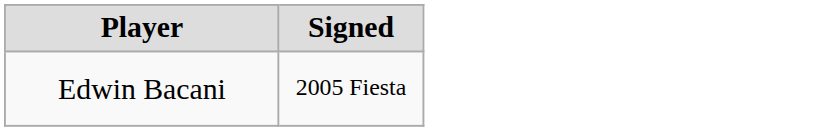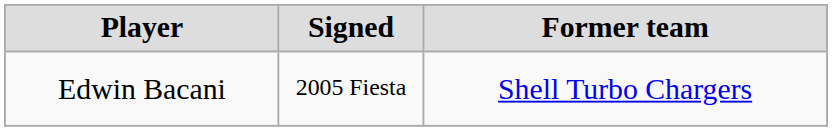+ column: (625, 28)
